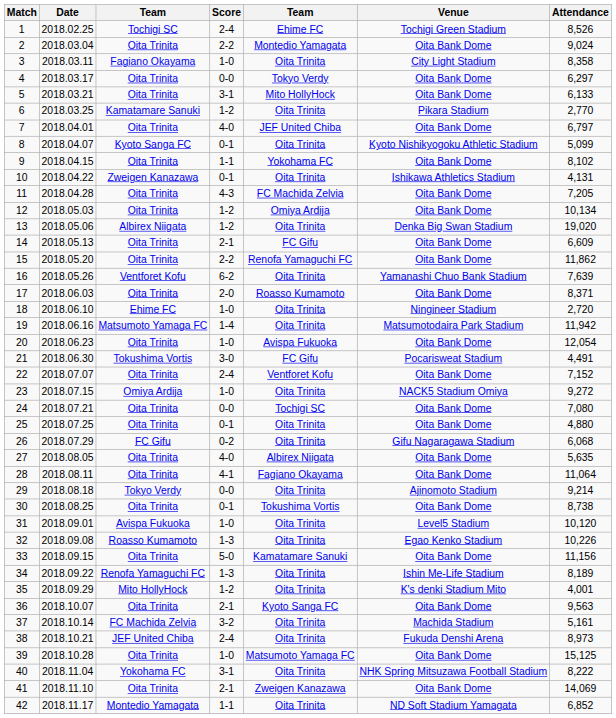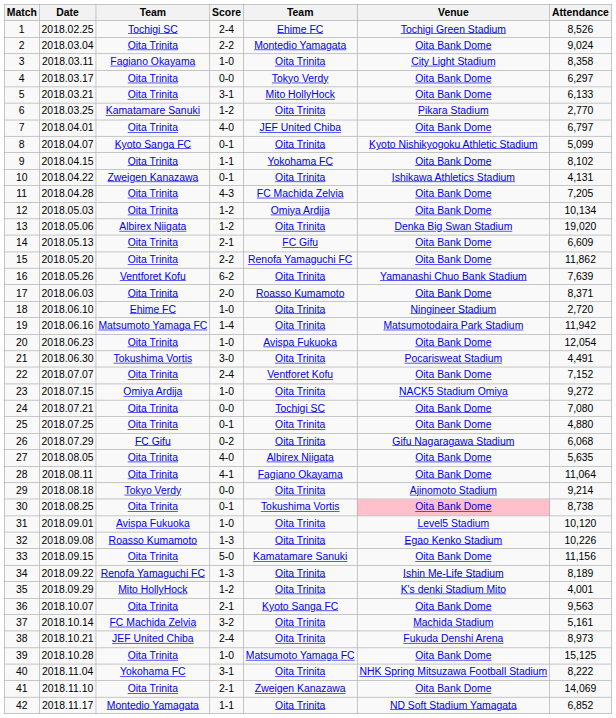(300, 359) FC Gifu -> (300, 359) Oita Trinita
(453, 507) no background -> (453, 507) pink background
